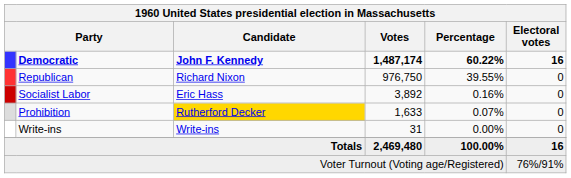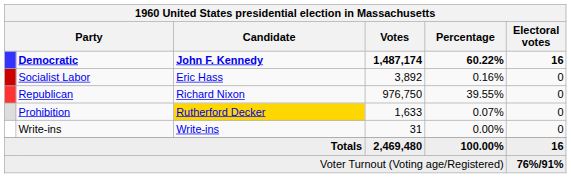rows swapped: (46, 77) <-> (54, 95)
(540, 164) normal -> (540, 164) bold
